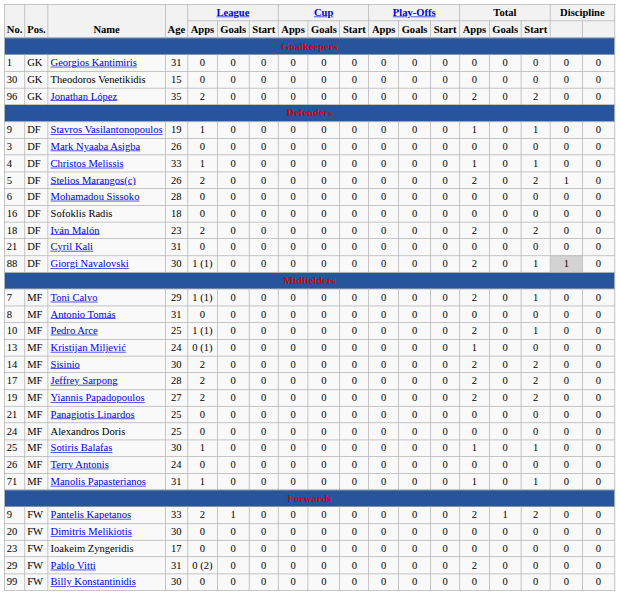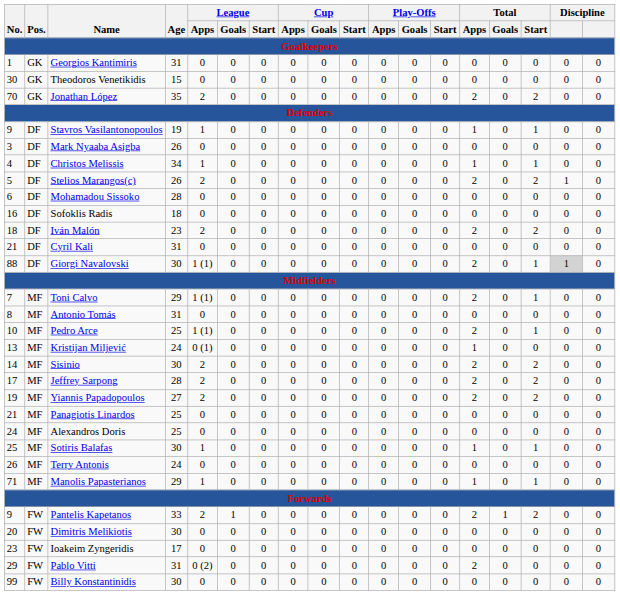(12, 96) 96 -> (12, 96) 70
(176, 163) 33 -> (176, 163) 34
(176, 481) 31 -> (176, 481) 29
